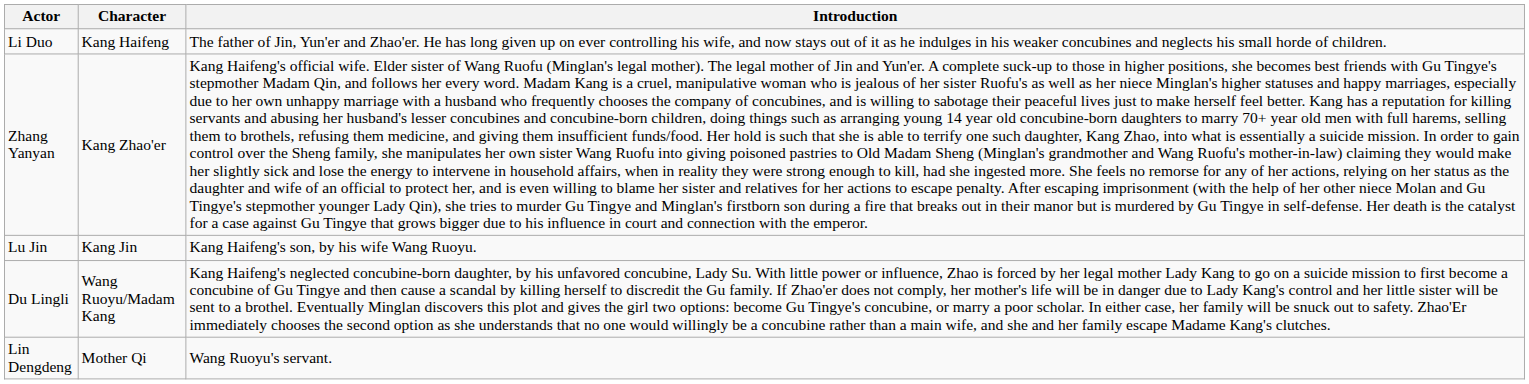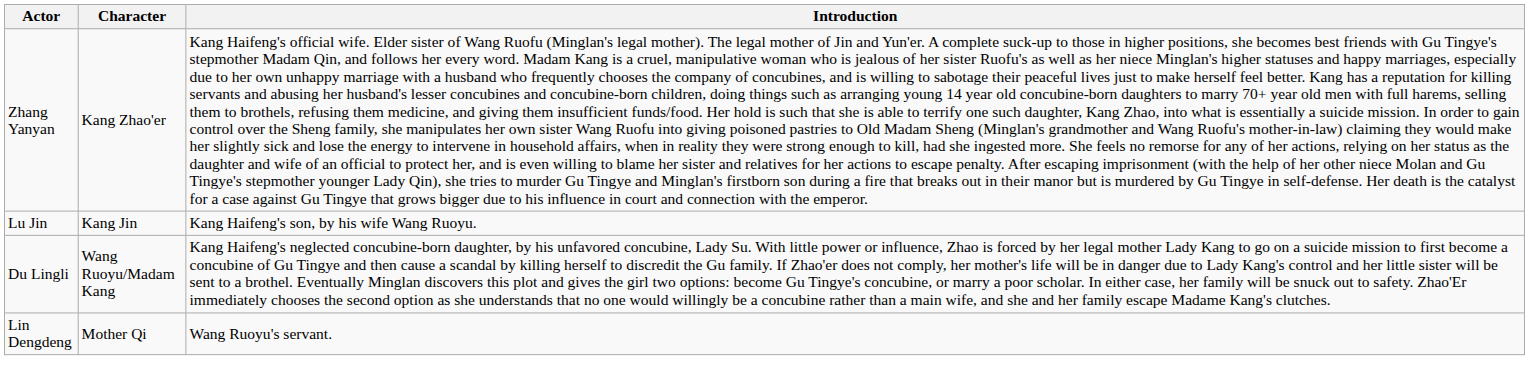- row: (30, 41)
